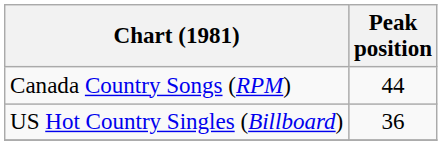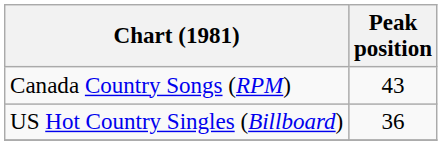(393, 85) 44 -> (393, 85) 43
